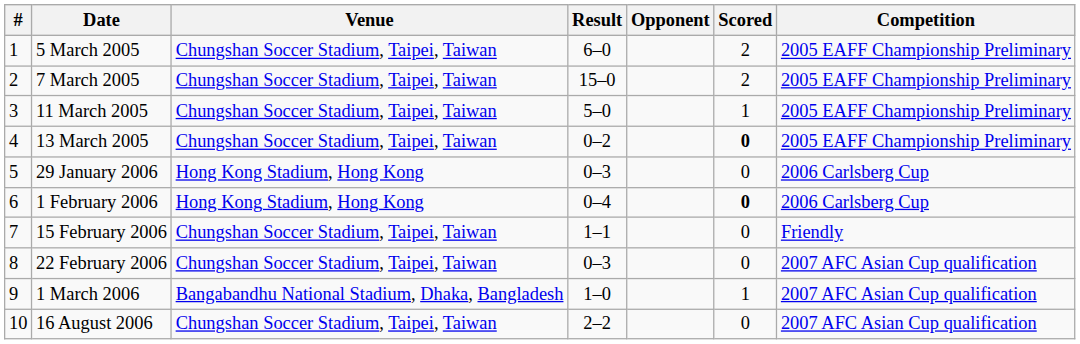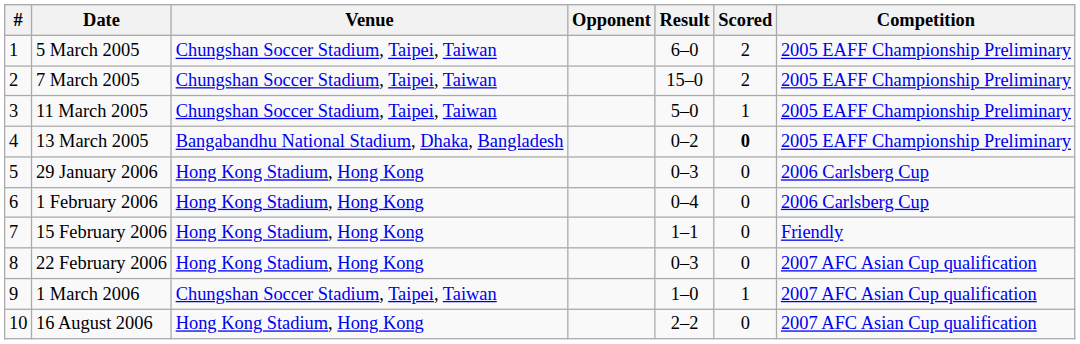columns swapped: (670, 20) <-> (597, 20)
(336, 141) Chungshan Soccer Stadium, Taipei, Taiwan -> (370, 141) Bangabandhu National Stadium, Dhaka, Bangladesh
(745, 202) bold -> (745, 202) normal
(336, 232) Chungshan Soccer Stadium, Taipei, Taiwan -> (300, 232) Hong Kong Stadium, Hong Kong
(336, 263) Chungshan Soccer Stadium, Taipei, Taiwan -> (300, 263) Hong Kong Stadium, Hong Kong
(370, 293) Bangabandhu National Stadium, Dhaka, Bangladesh -> (336, 293) Chungshan Soccer Stadium, Taipei, Taiwan
(336, 324) Chungshan Soccer Stadium, Taipei, Taiwan -> (300, 324) Hong Kong Stadium, Hong Kong
